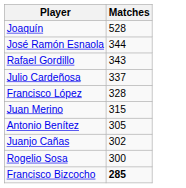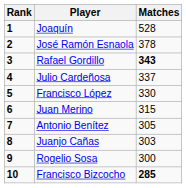+ column: (19, 12)
(117, 45) 344 -> (147, 45) 378
(117, 61) normal -> (147, 61) bold
(117, 93) 328 -> (147, 93) 330
(117, 142) 302 -> (147, 142) 303
